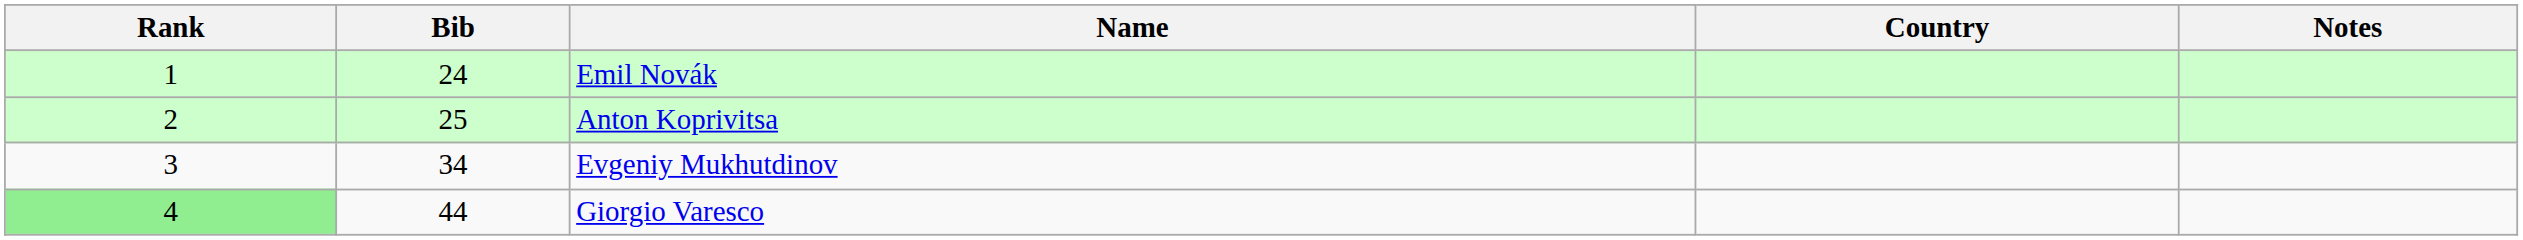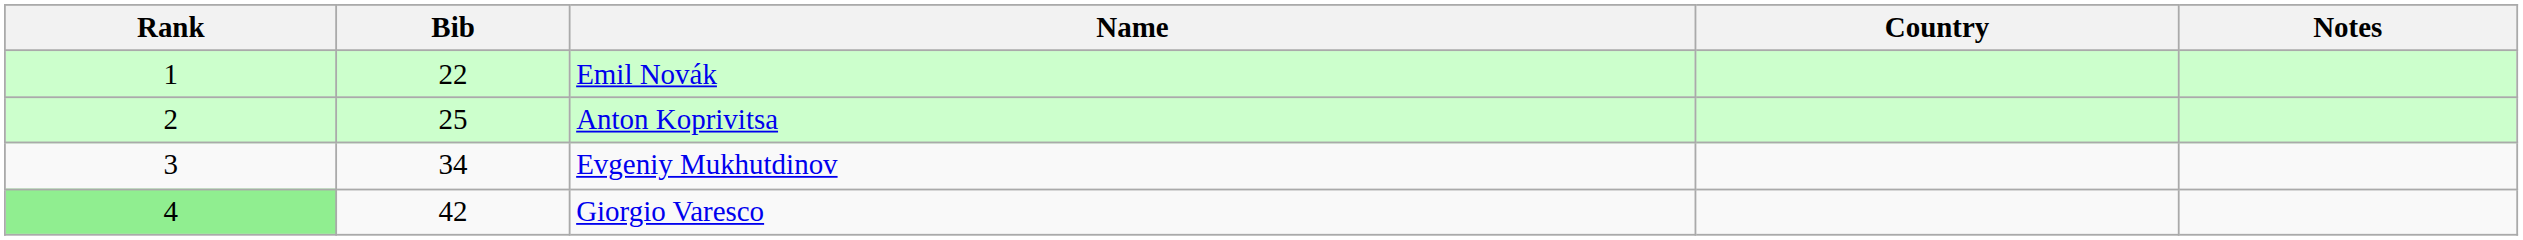(453, 73) 24 -> (453, 73) 22
(453, 211) 44 -> (453, 211) 42
